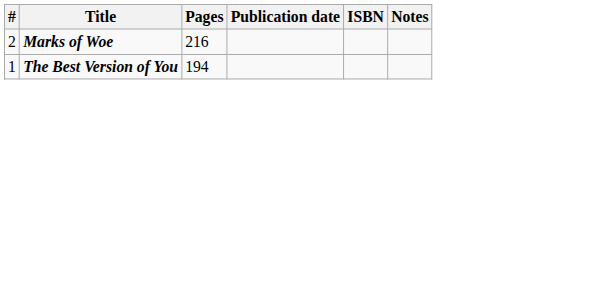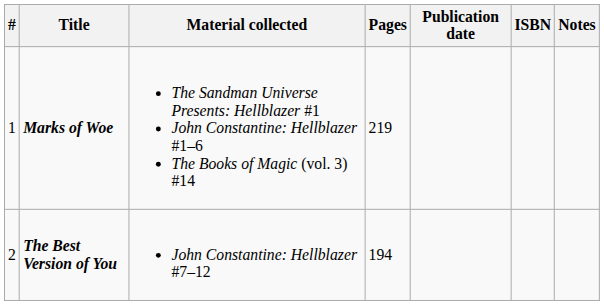+ column: (247, 25)
(12, 41) 2 -> (12, 128) 1
(197, 41) 216 -> (380, 128) 219
(12, 66) 1 -> (12, 254) 2
